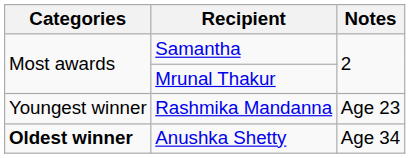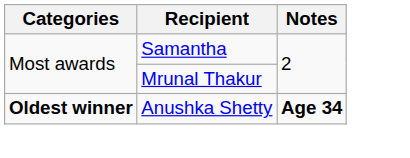- row: (244, 108)
(370, 138) normal -> (312, 108) bold
